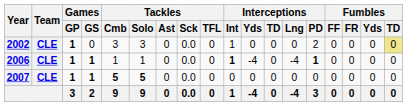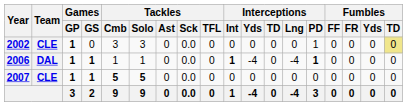(232, 45) 1 -> (232, 45) 0
(316, 45) 2 -> (316, 45) 1
(47, 61) CLE -> (47, 61) DAL
